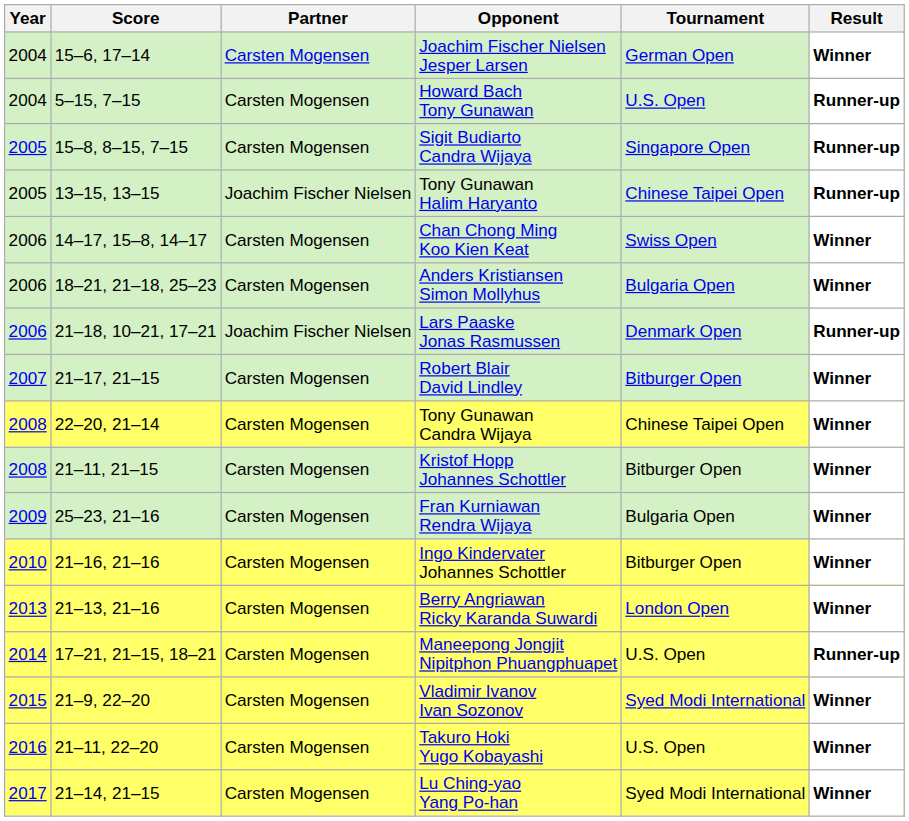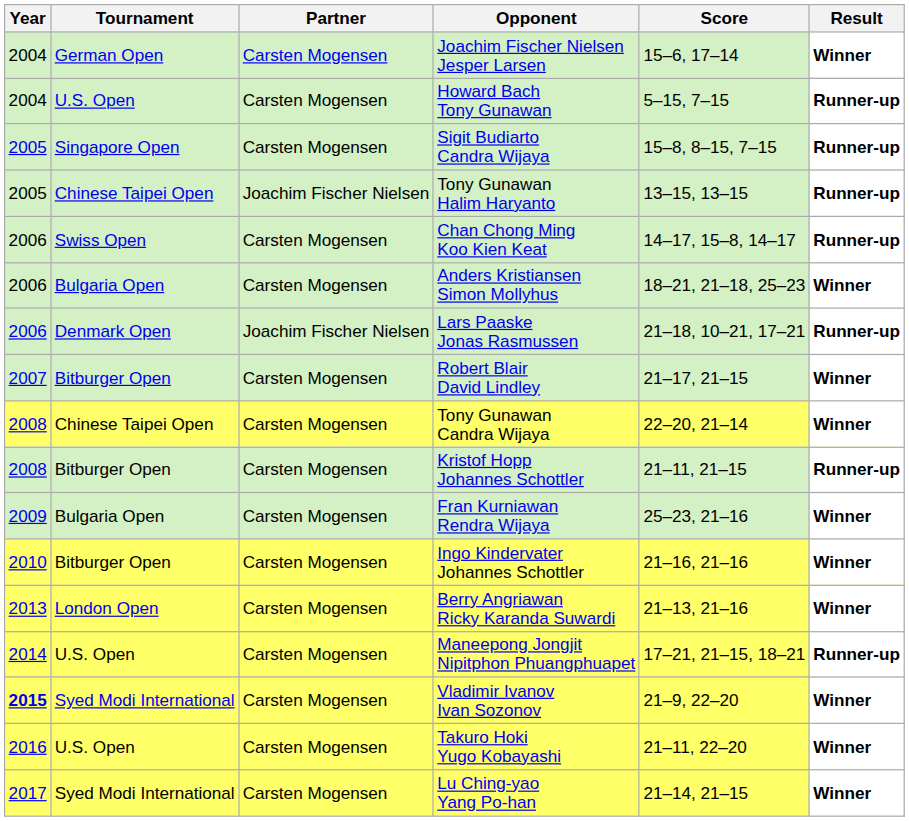columns swapped: (715, 19) <-> (136, 19)
(842, 240) Winner -> (857, 240) Runner-up
(842, 470) Winner -> (857, 470) Runner-up
(28, 701) normal -> (28, 701) bold
